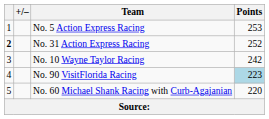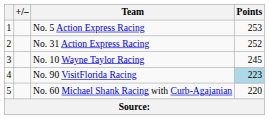(9, 44) bold -> (9, 44) normal
(255, 59) 242 -> (255, 59) 245
